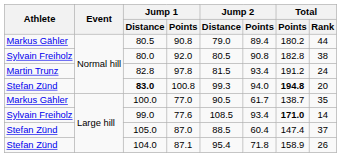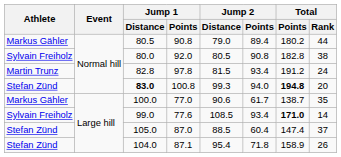(221, 101) 90.5 -> (221, 101) 90.6
